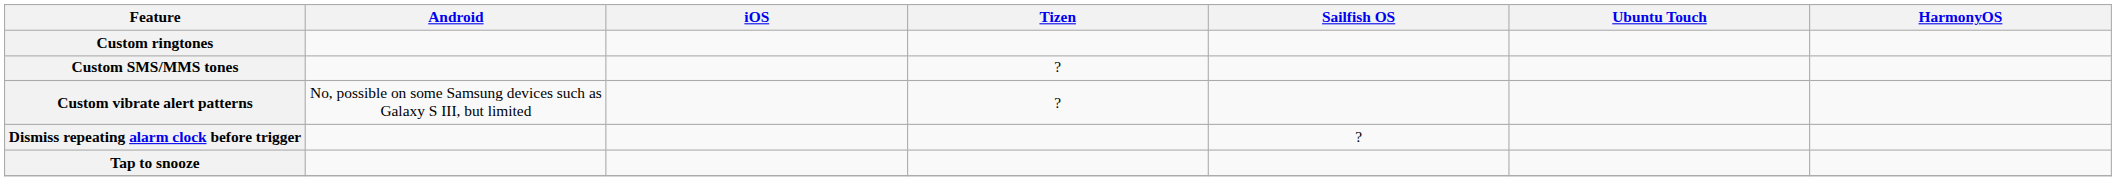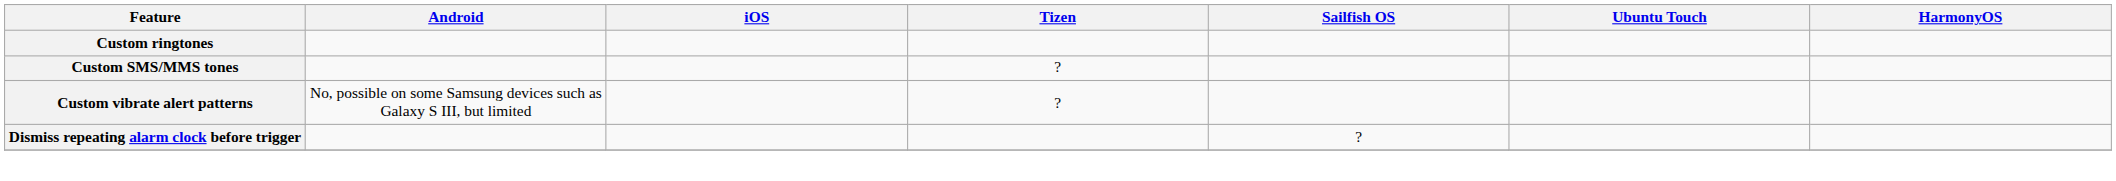- row: (155, 162)
